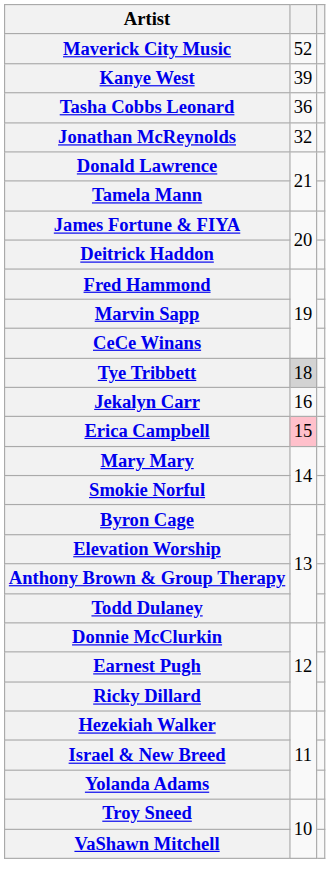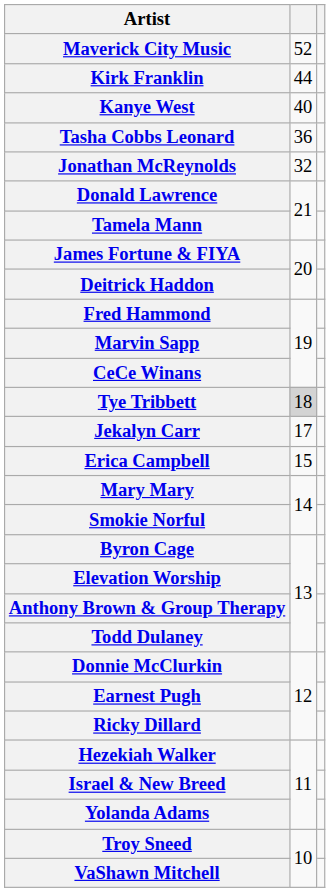+ row: (147, 78)
(303, 78) 39 -> (303, 107) 40
(303, 401) 16 -> (303, 431) 17
(303, 431) pink background -> (303, 460) no background
